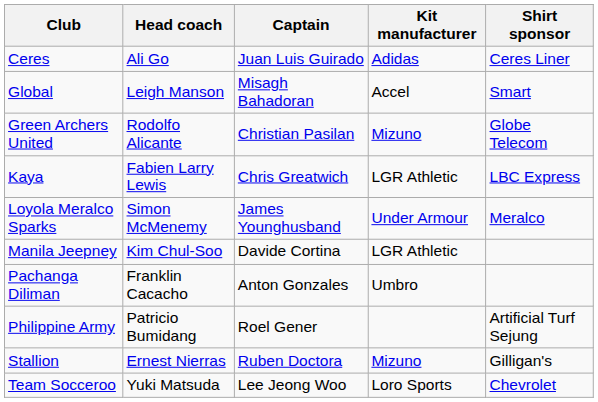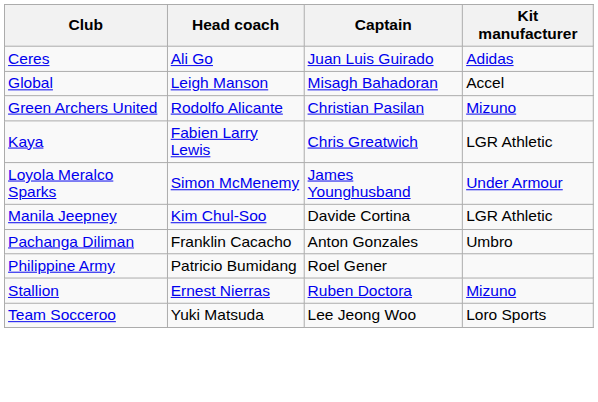- column: (540, 25)
